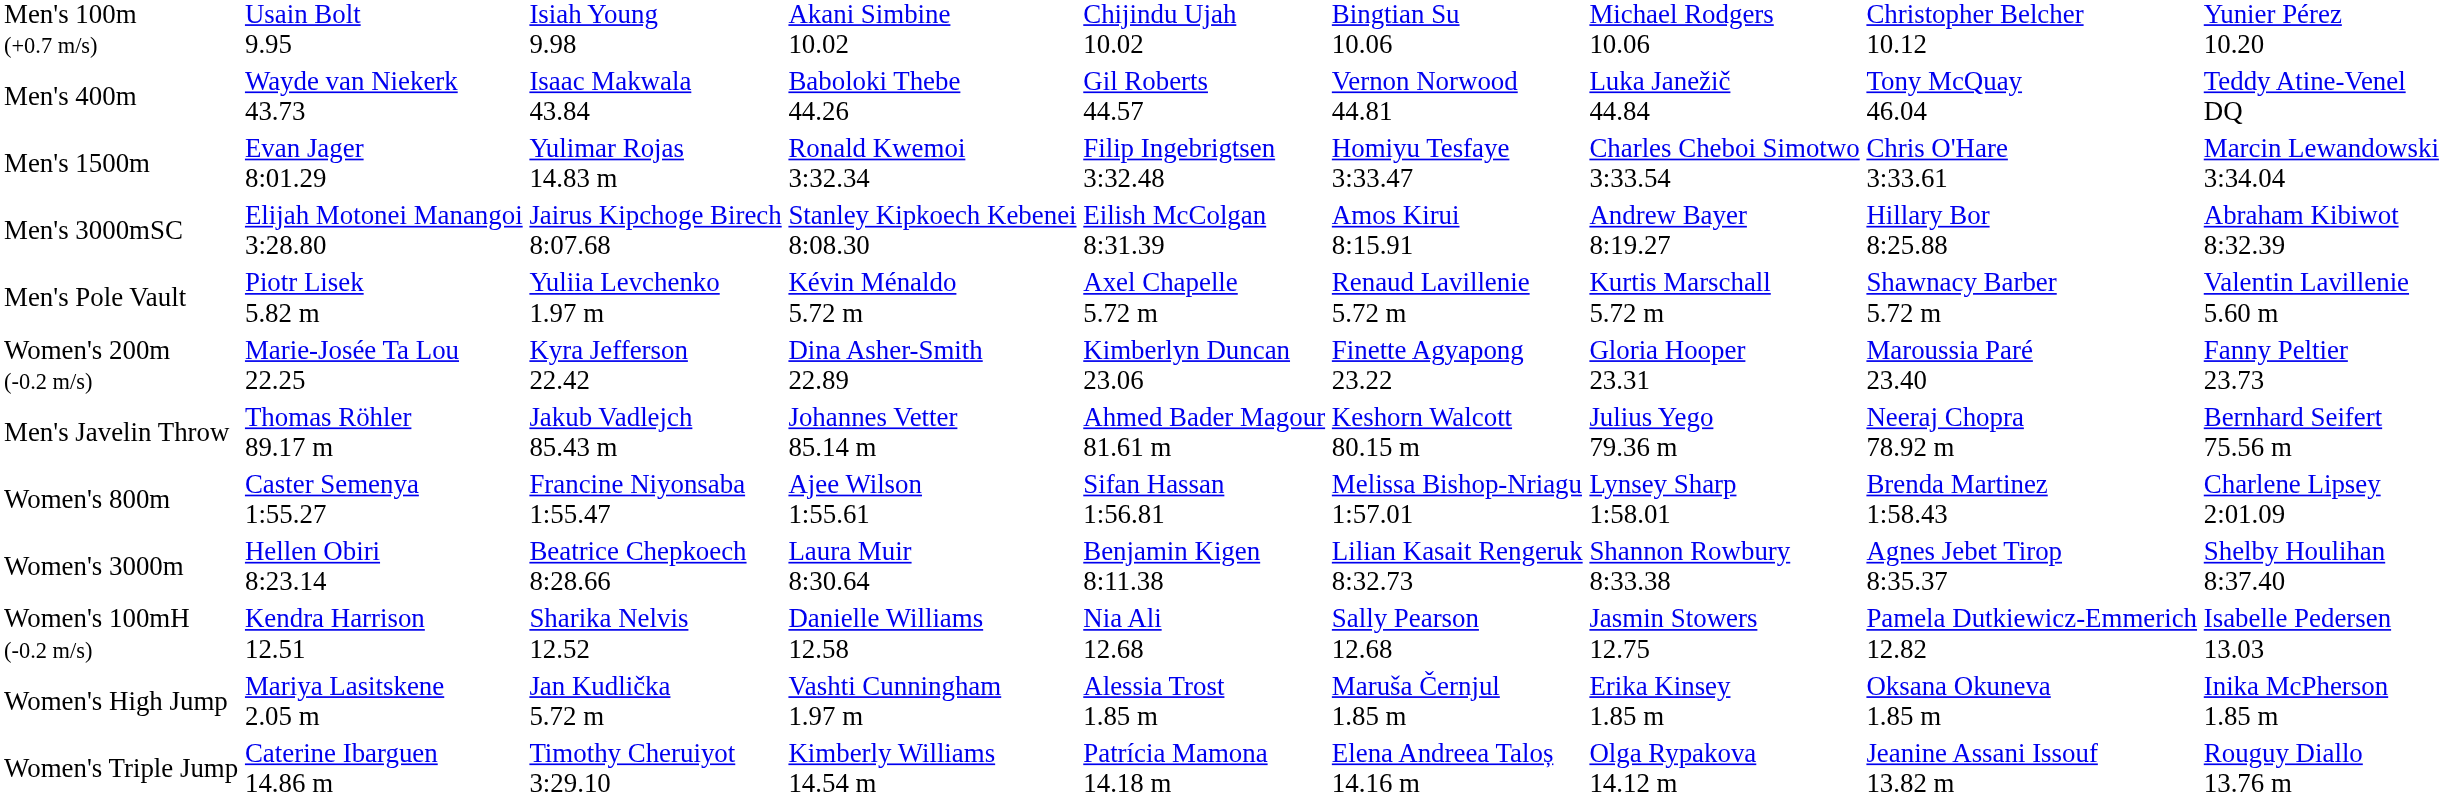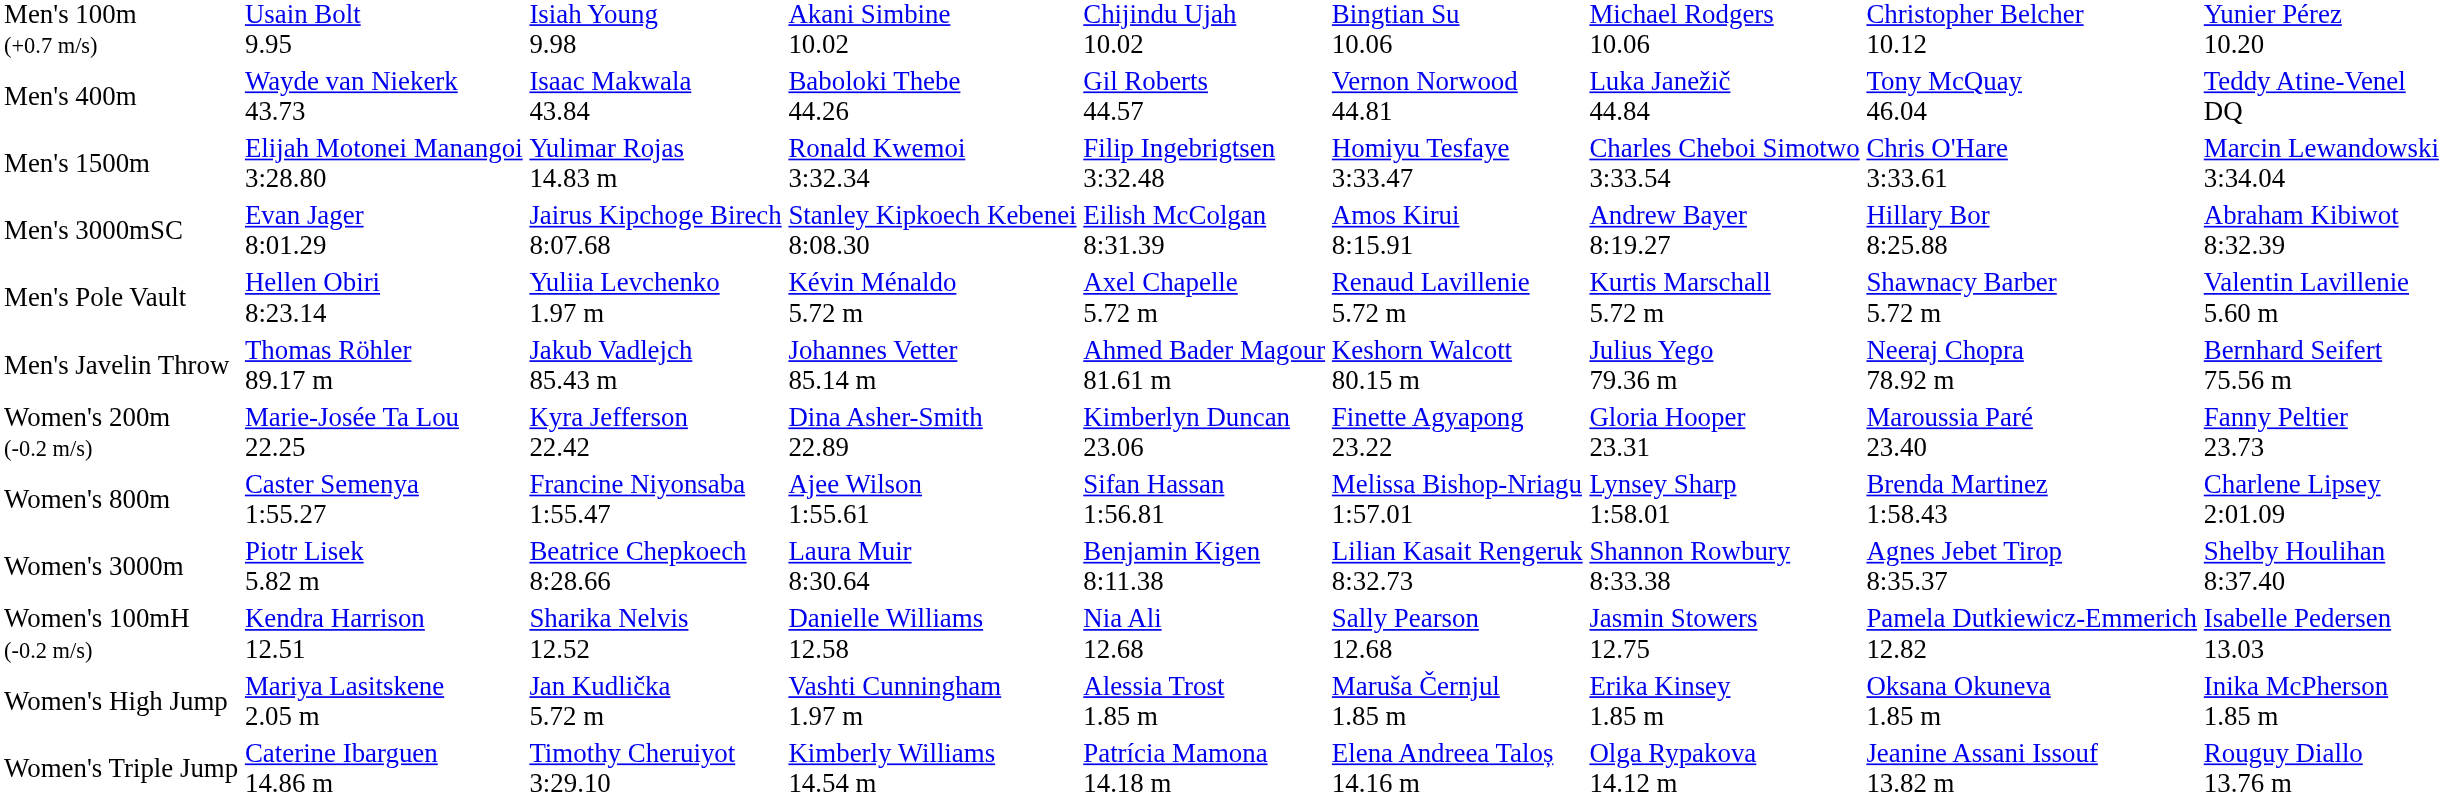(304, 163) Evan Jager 8:01.29 -> (384, 163) Elijah Motonei Manangoi 3:28.80
(384, 230) Elijah Motonei Manangoi 3:28.80 -> (304, 230) Evan Jager 8:01.29
(304, 297) Piotr Lisek 5.82 m -> (312, 297) Hellen Obiri 8:23.14
rows swapped: (117, 432) <-> (87, 364)
(312, 566) Hellen Obiri 8:23.14 -> (304, 566) Piotr Lisek 5.82 m
